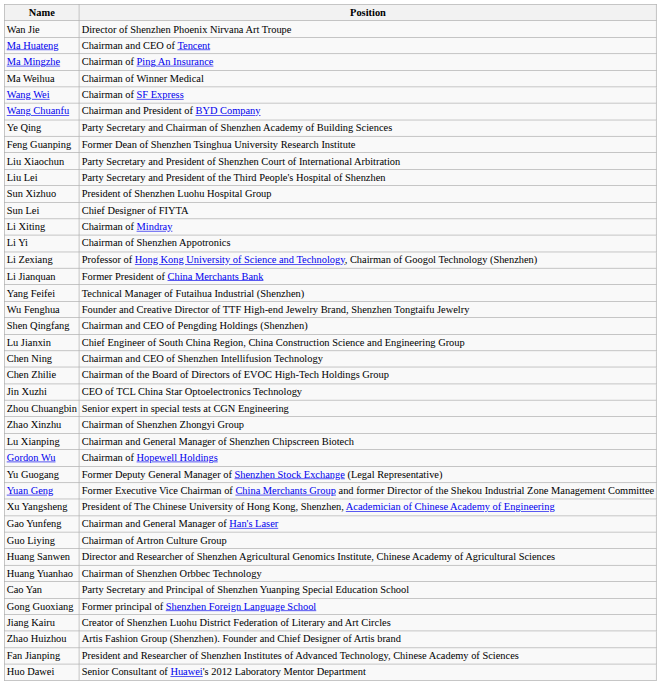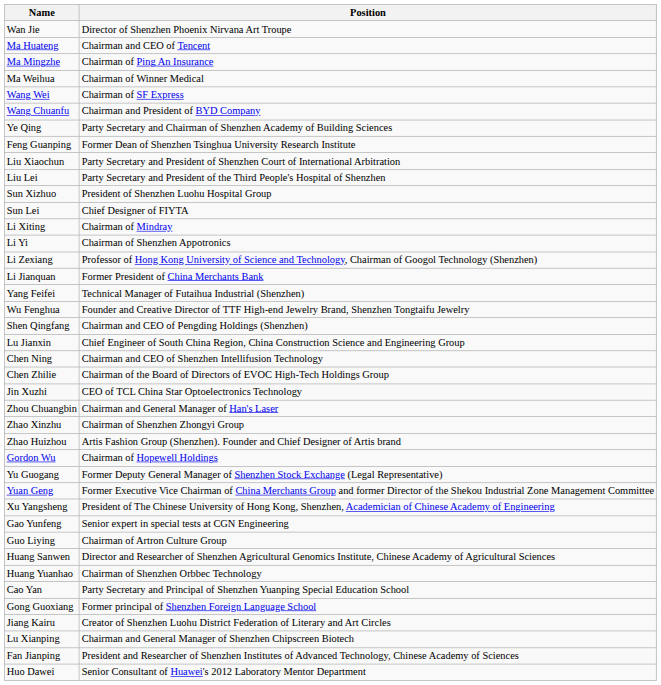(185, 408) Senior expert in special tests at CGN Engineering -> (180, 408) Chairman and General Manager of Han's Laser
rows swapped: (37, 639) <-> (33, 441)
(180, 524) Chairman and General Manager of Han's Laser -> (185, 524) Senior expert in special tests at CGN Engineering
